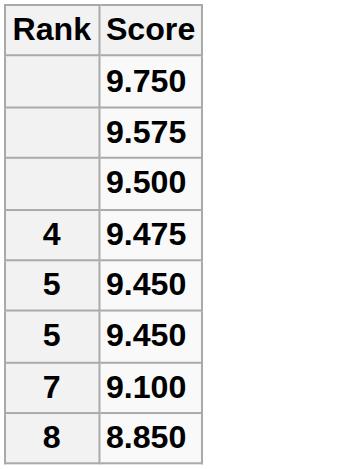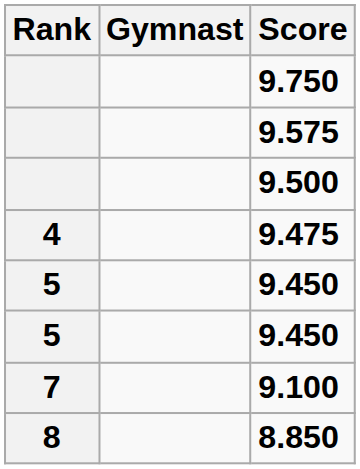+ column: (175, 30)
